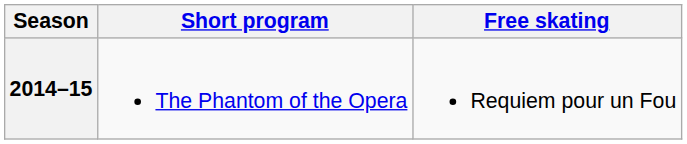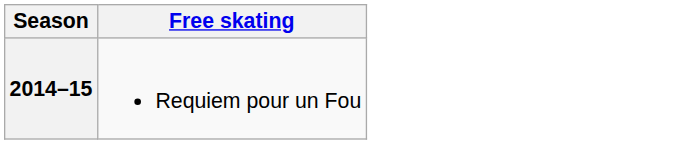- column: (255, 21)
